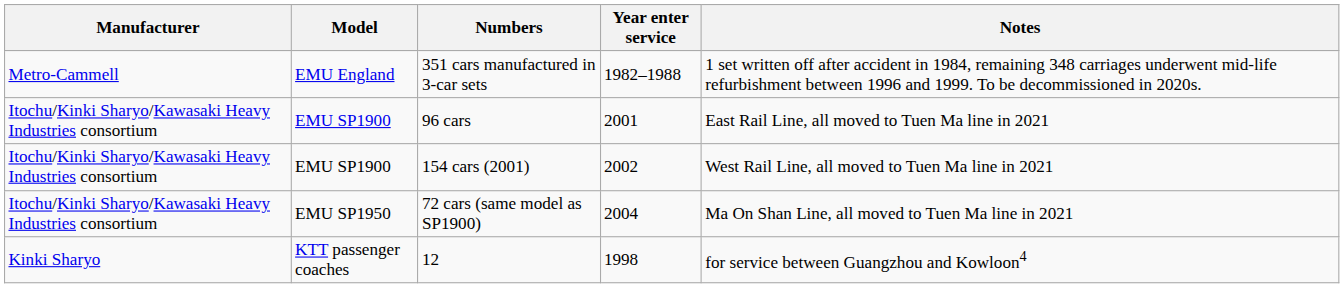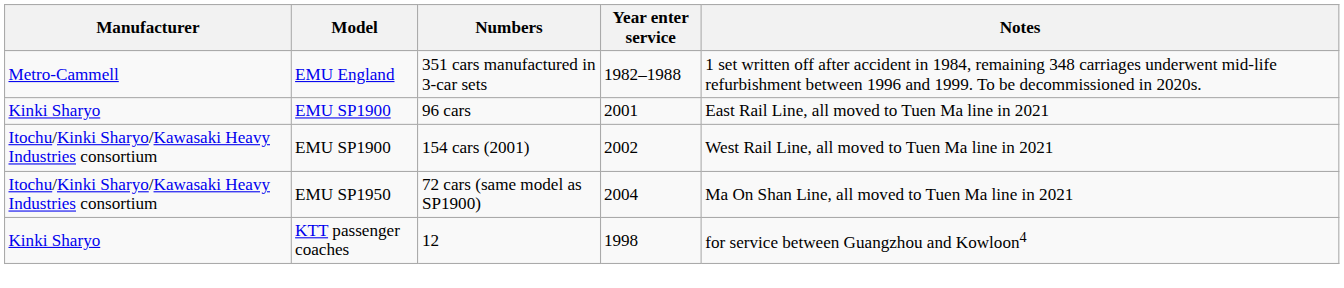(139, 120) Itochu/Kinki Sharyo/Kawasaki Heavy Industries consortium -> (54, 110) Kinki Sharyo
